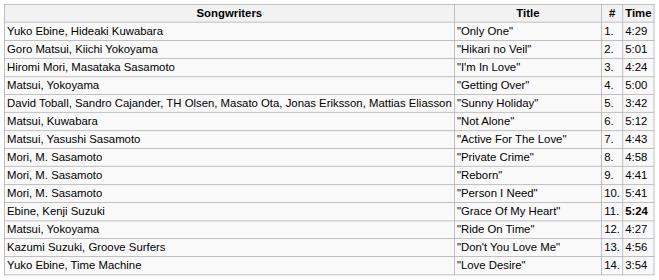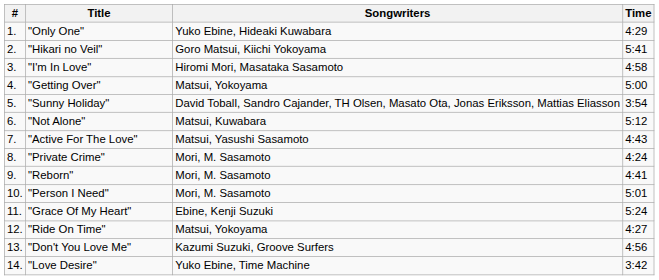columns swapped: (612, 13) <-> (229, 13)
(636, 49) 5:01 -> (636, 49) 5:41
(636, 67) 4:24 -> (636, 67) 4:58
(636, 103) 3:42 -> (636, 103) 3:54
(636, 157) 4:58 -> (636, 157) 4:24
(636, 193) 5:41 -> (636, 193) 5:01
(637, 211) bold -> (636, 211) normal
(636, 265) 3:54 -> (636, 265) 3:42
